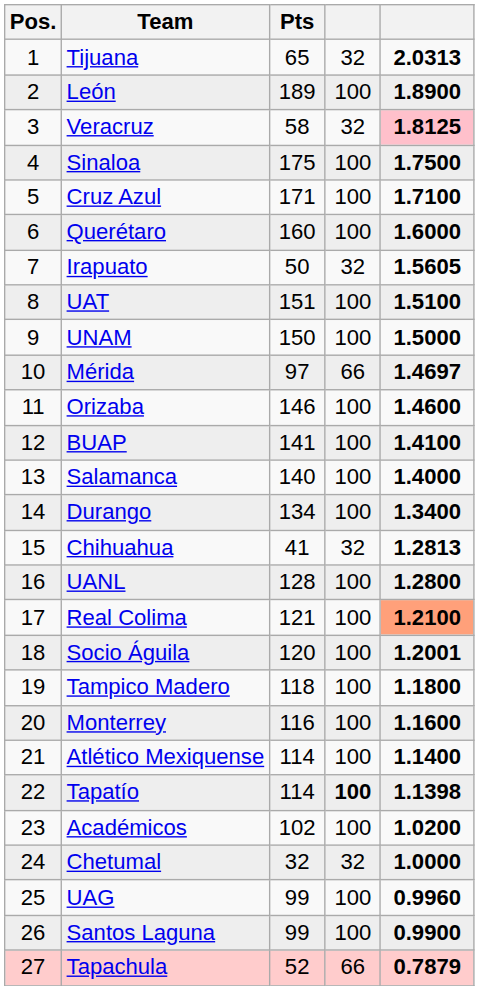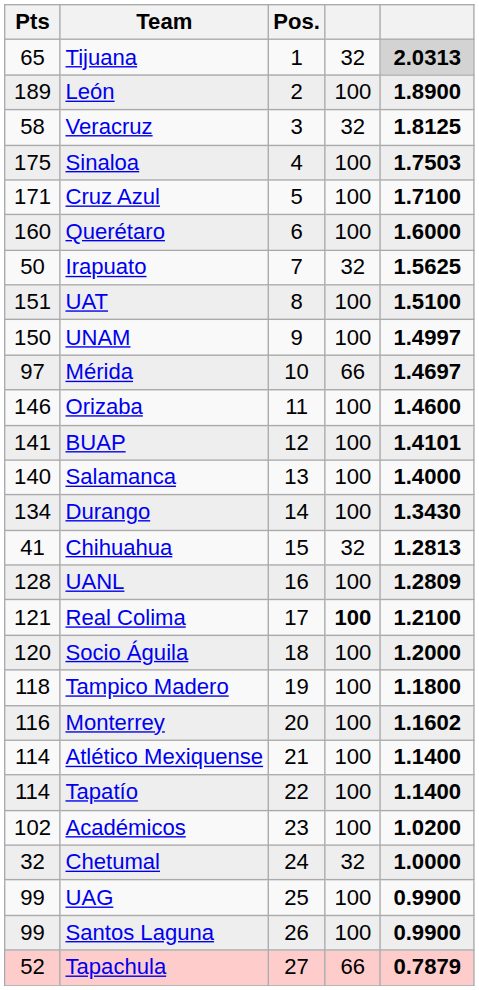columns swapped: (33, 22) <-> (297, 22)
(427, 57) no background -> (427, 57) lightgrey background
(427, 127) pink background -> (427, 127) no background
(427, 162) 1.7500 -> (427, 162) 1.7503
(427, 267) 1.5605 -> (427, 267) 1.5625
(427, 337) 1.5000 -> (427, 337) 1.4997
(427, 442) 1.4100 -> (427, 442) 1.4101
(427, 512) 1.3400 -> (427, 512) 1.3430
(427, 582) 1.2800 -> (427, 582) 1.2809
(353, 617) normal -> (353, 617) bold
(427, 617) lightsalmon background -> (427, 617) no background
(427, 652) 1.2001 -> (427, 652) 1.2000
(427, 722) 1.1600 -> (427, 722) 1.1602
(353, 792) bold -> (353, 792) normal
(427, 792) 1.1398 -> (427, 792) 1.1400
(427, 897) 0.9960 -> (427, 897) 0.9900
